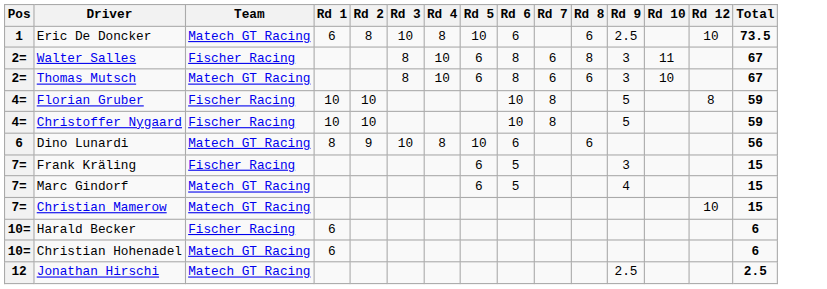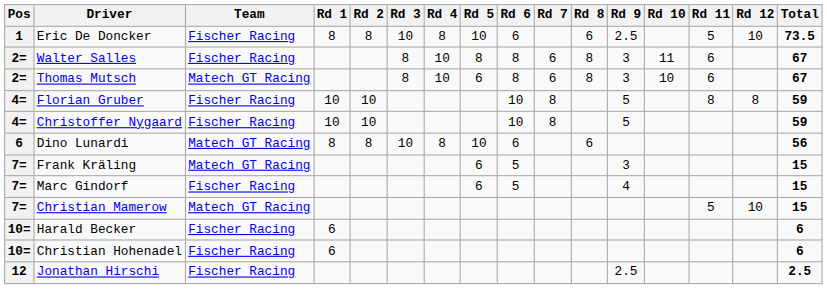+ column: (711, 15)
(249, 36) Matech GT Racing -> (242, 36) Fischer Racing
(332, 36) 6 -> (332, 36) 8
(479, 58) 6 -> (479, 58) 8
(589, 79) 6 -> (589, 79) 8
(369, 143) 9 -> (369, 143) 8
(242, 165) Fischer Racing -> (249, 165) Matech GT Racing
(249, 186) Matech GT Racing -> (242, 186) Fischer Racing
(249, 251) Matech GT Racing -> (242, 251) Fischer Racing
(249, 272) Matech GT Racing -> (242, 272) Fischer Racing
